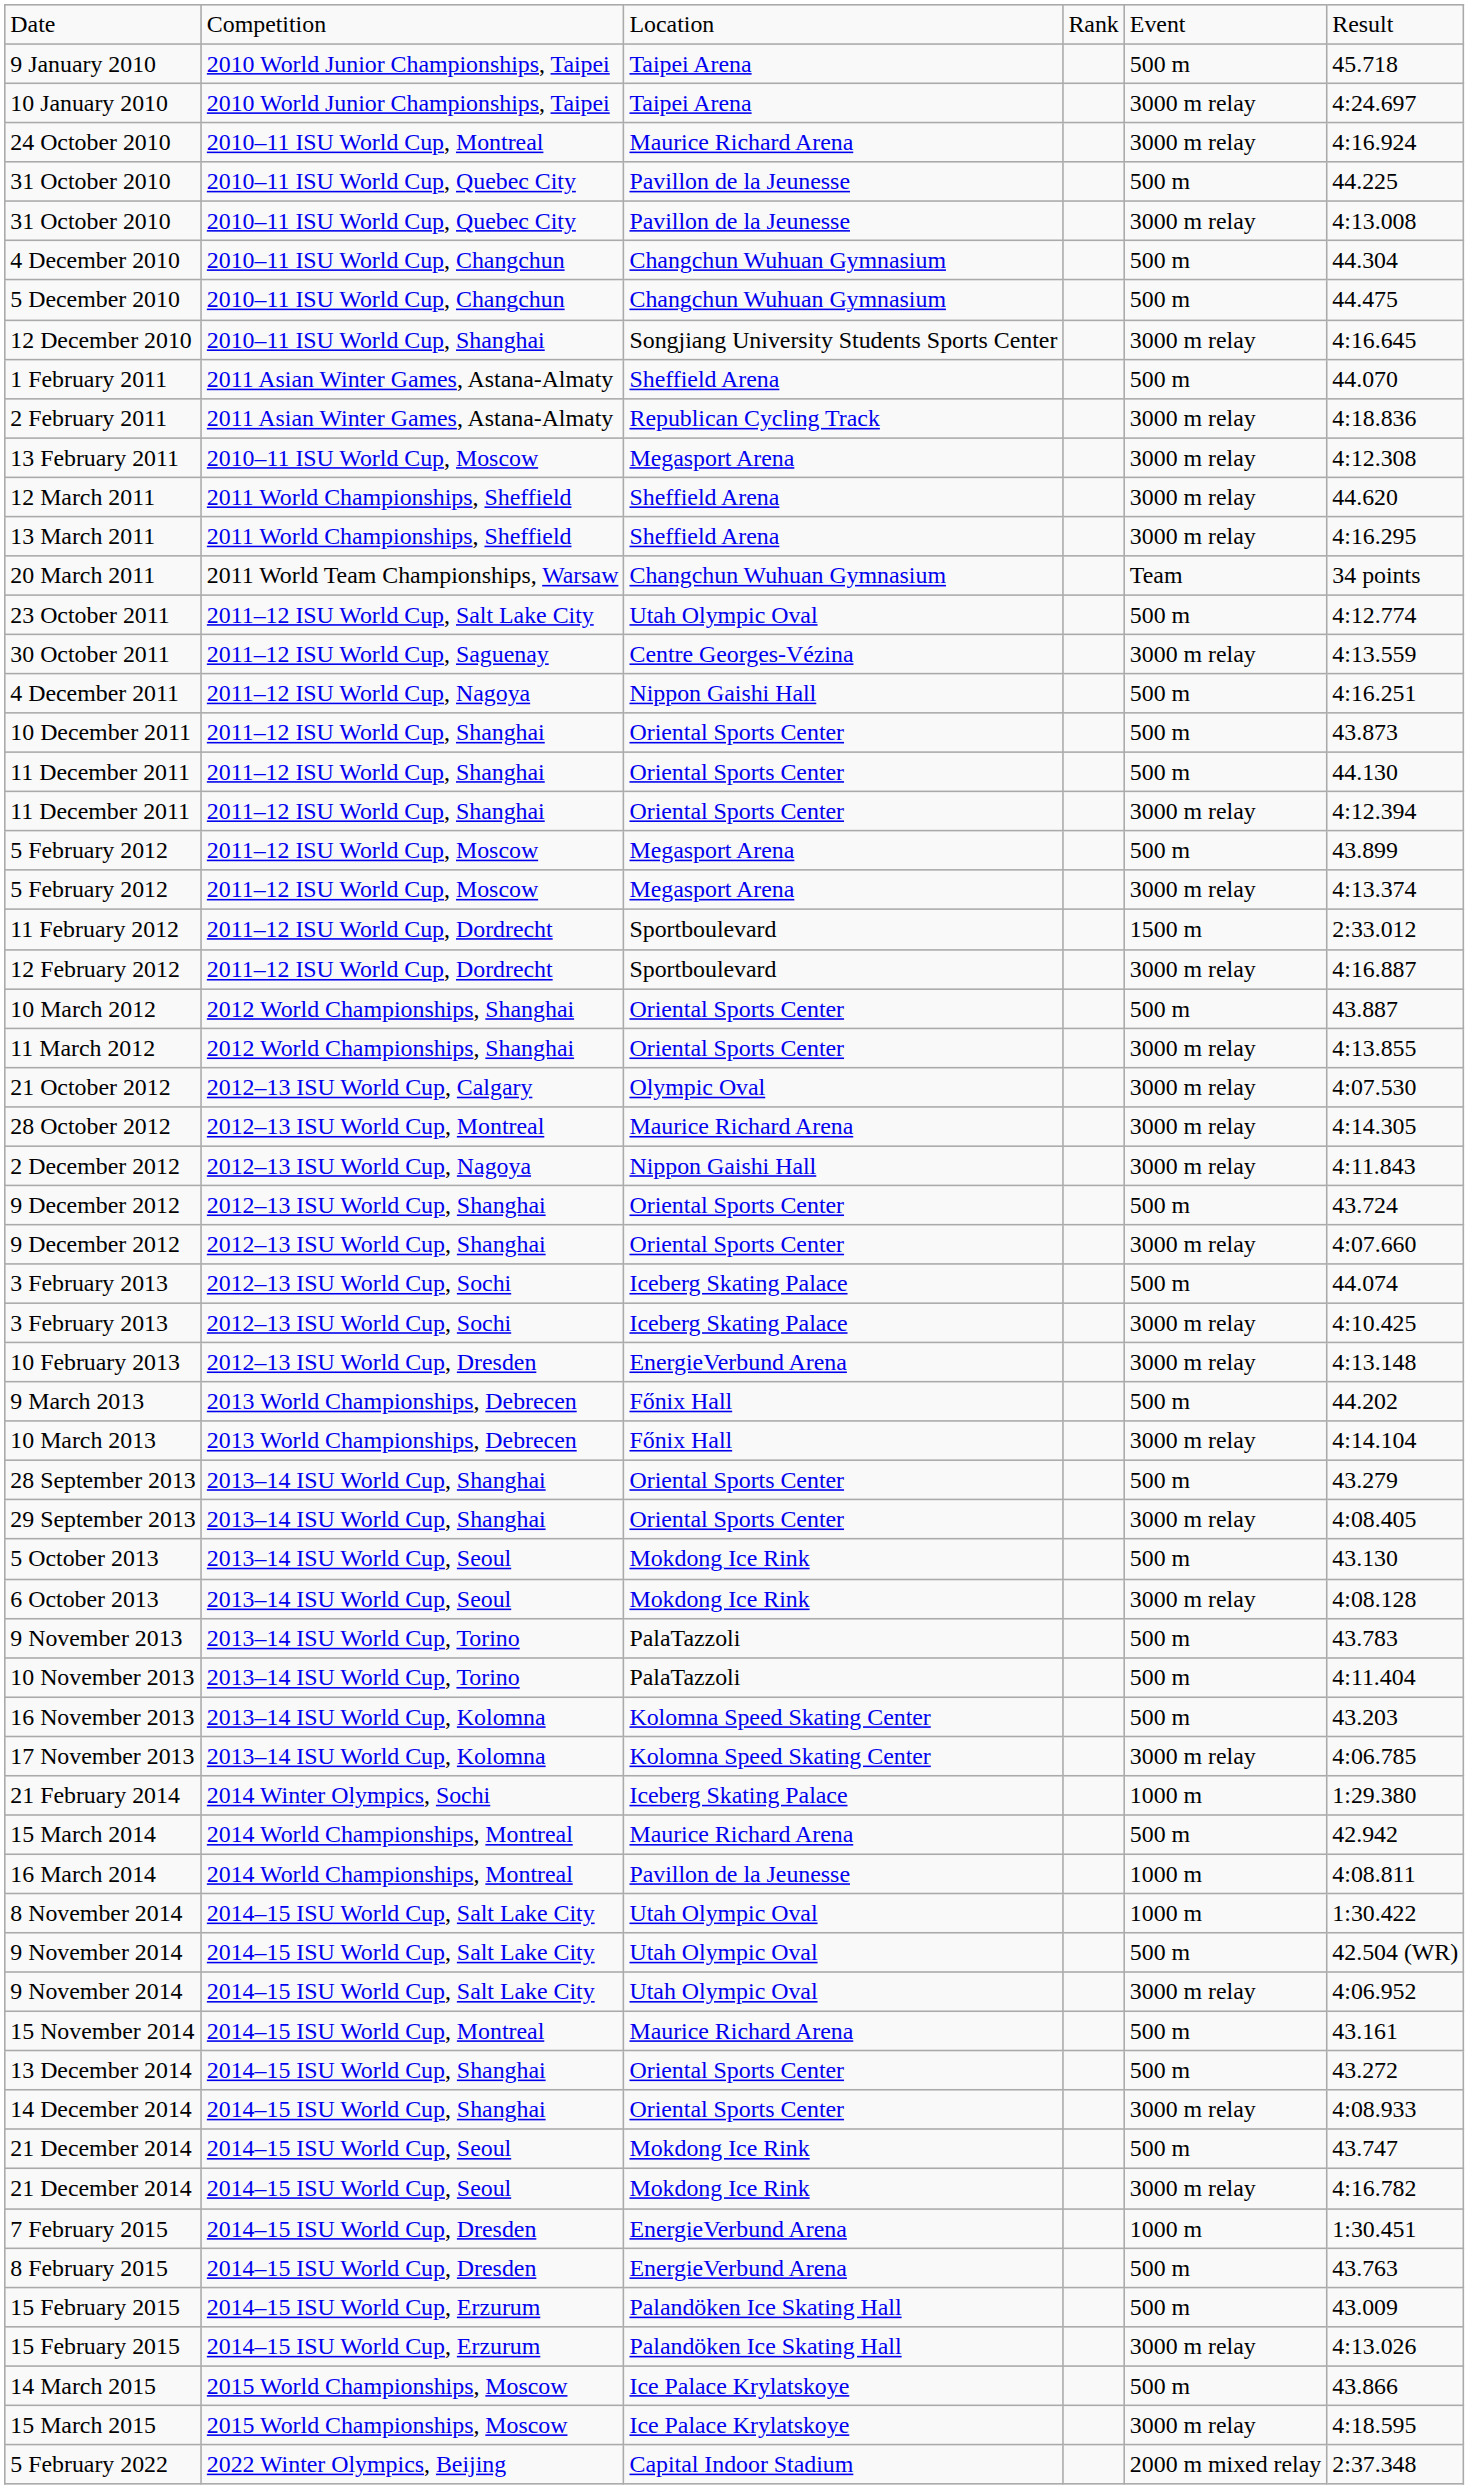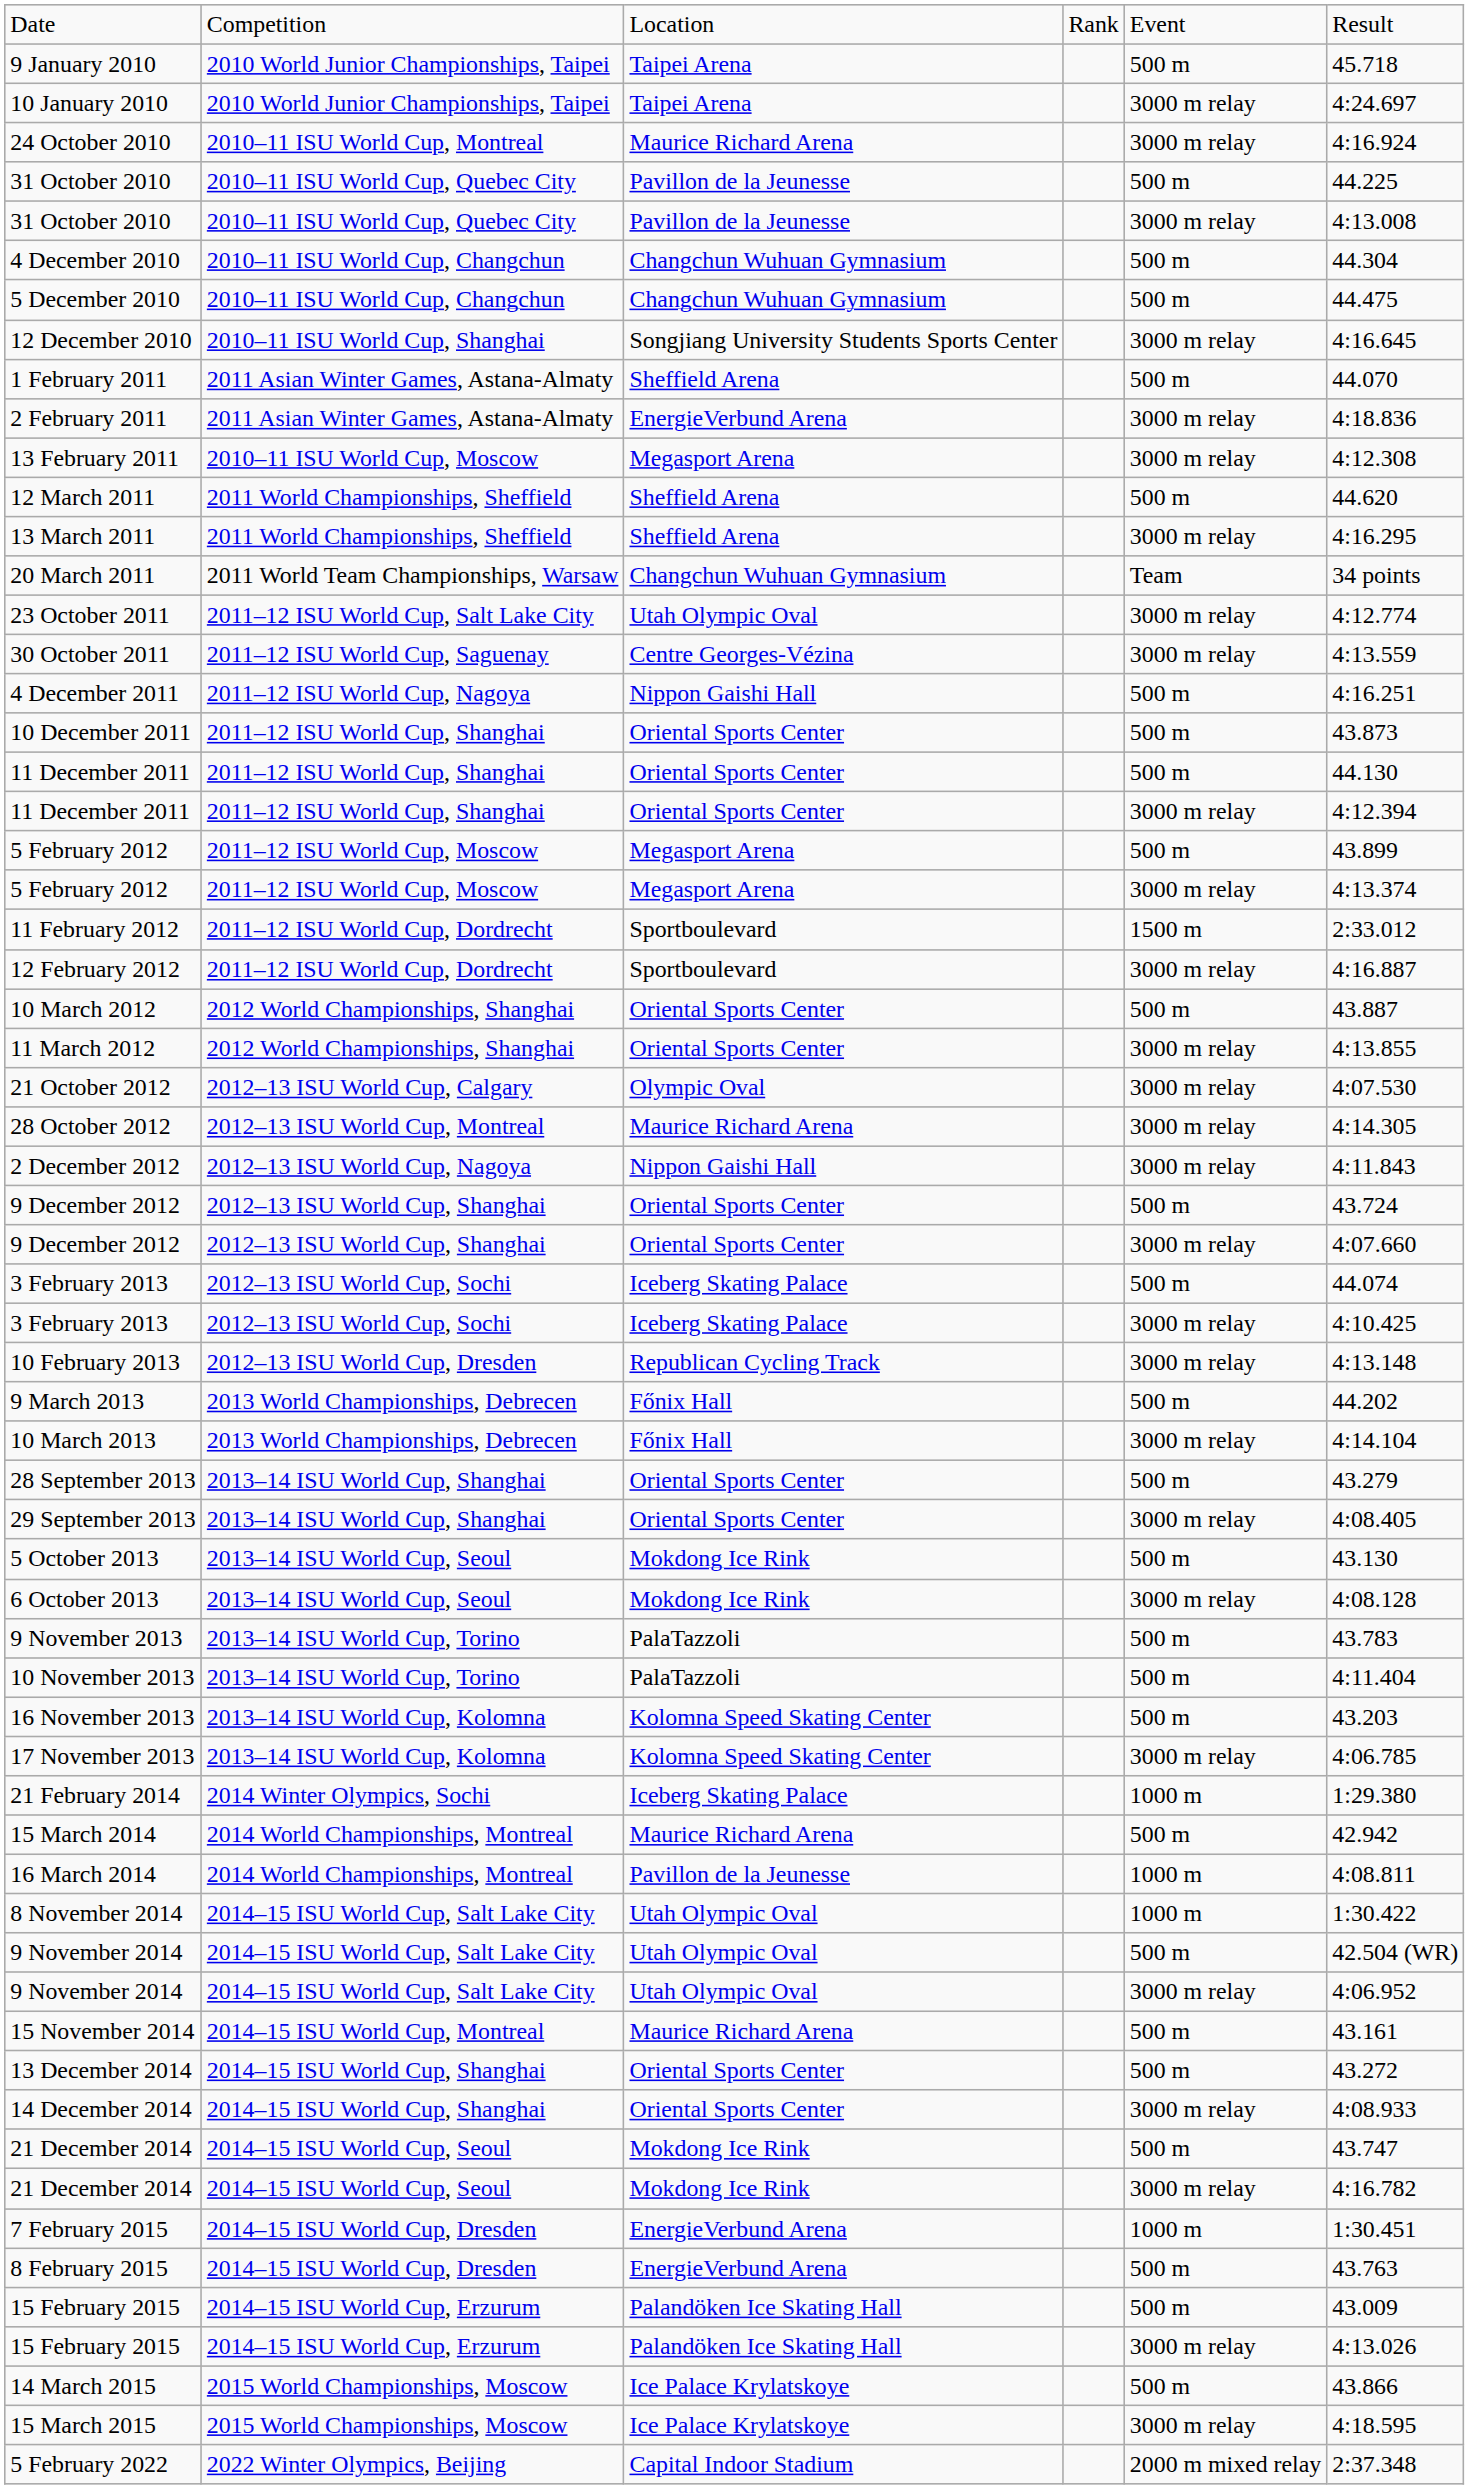(755, 417) Republican Cycling Track -> (738, 417) EnergieVerbund Arena
(1193, 496) 3000 m relay -> (1160, 496) 500 m
(1160, 614) 500 m -> (1193, 614) 3000 m relay
(738, 1362) EnergieVerbund Arena -> (755, 1362) Republican Cycling Track
